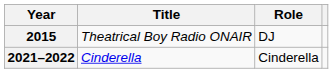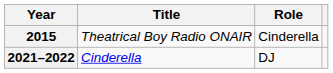(266, 36) DJ -> (289, 36) Cinderella
(289, 57) Cinderella -> (266, 57) DJ
